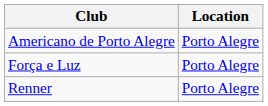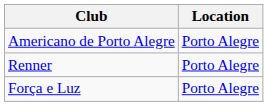rows swapped: (44, 64) <-> (30, 88)
